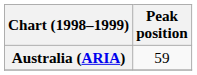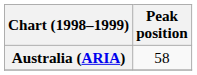(162, 57) 59 -> (162, 57) 58
